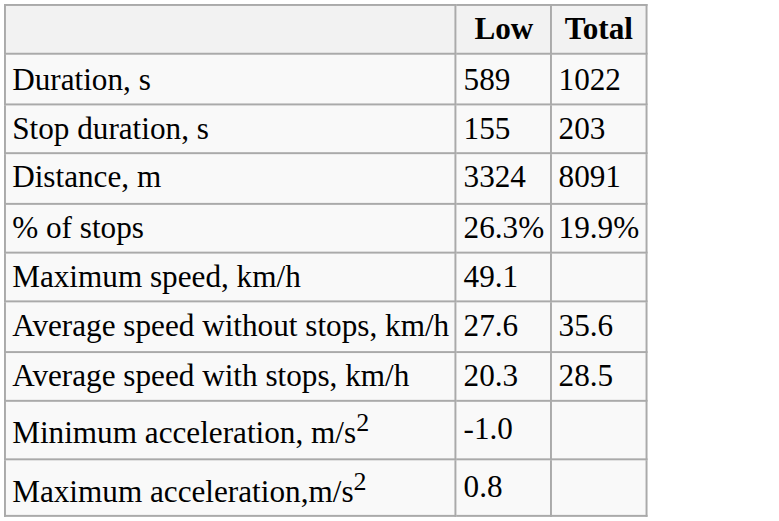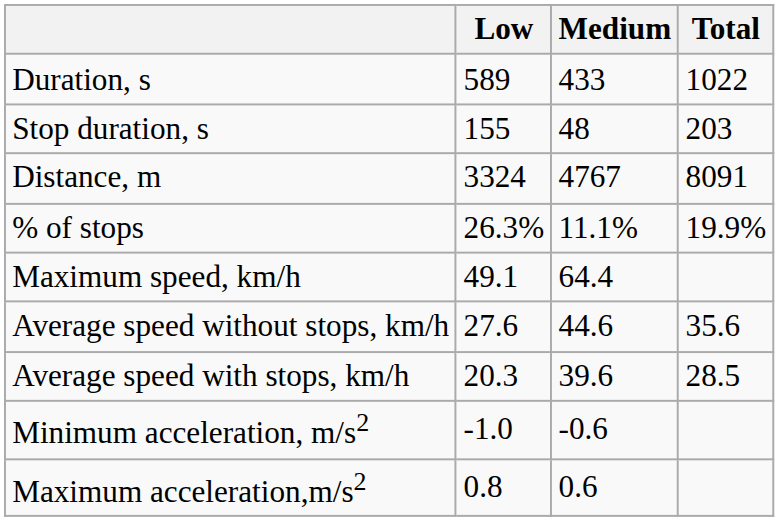+ column: (615, 29)
